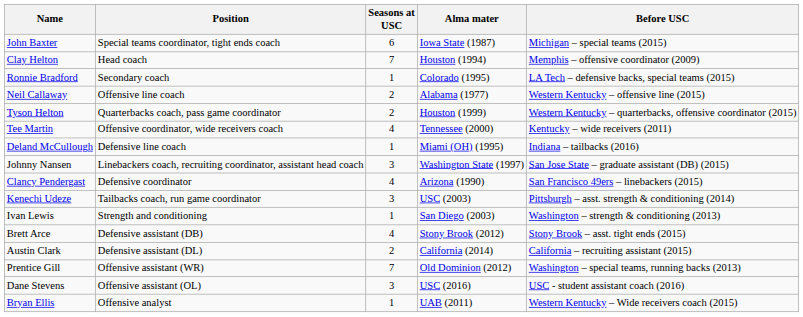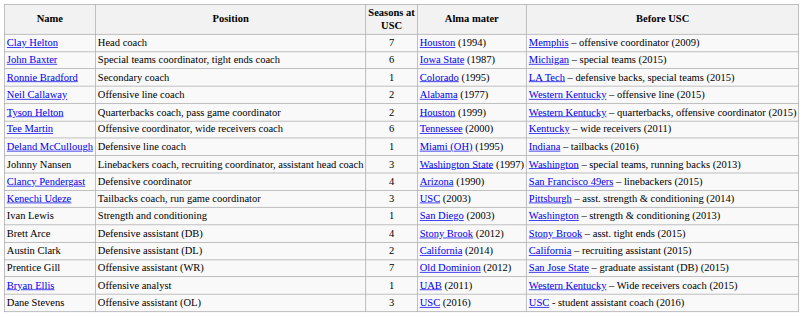rows swapped: (32, 60) <-> (32, 43)
(392, 129) 4 -> (392, 129) 6
(629, 164) San Jose State – graduate assistant (DB) (2015) -> (635, 164) Washington – special teams, running backs (2013)
(635, 268) Washington – special teams, running backs (2013) -> (629, 268) San Jose State – graduate assistant (DB) (2015)
rows swapped: (36, 286) <-> (31, 303)
